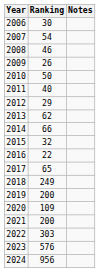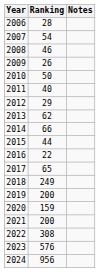(47, 24) 30 -> (47, 24) 28
(47, 143) 32 -> (47, 143) 44
(47, 209) 109 -> (47, 209) 159
(47, 235) 303 -> (47, 235) 308
